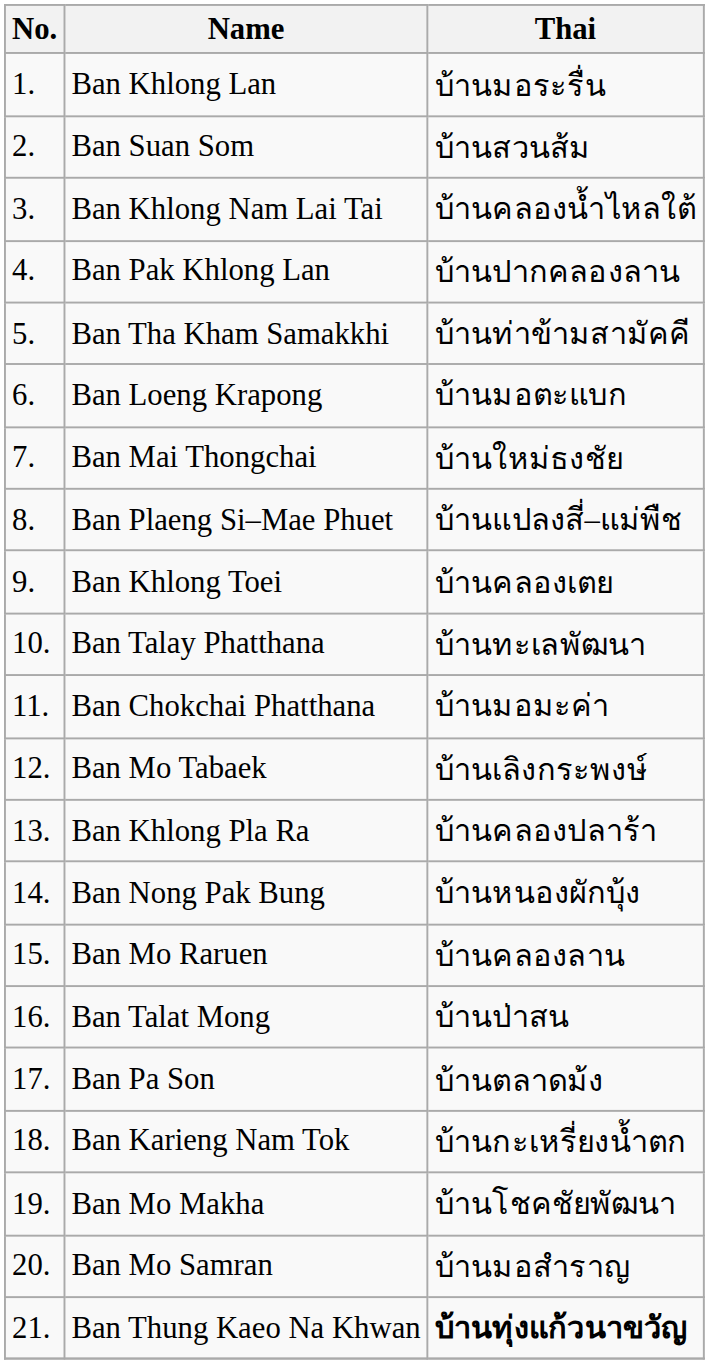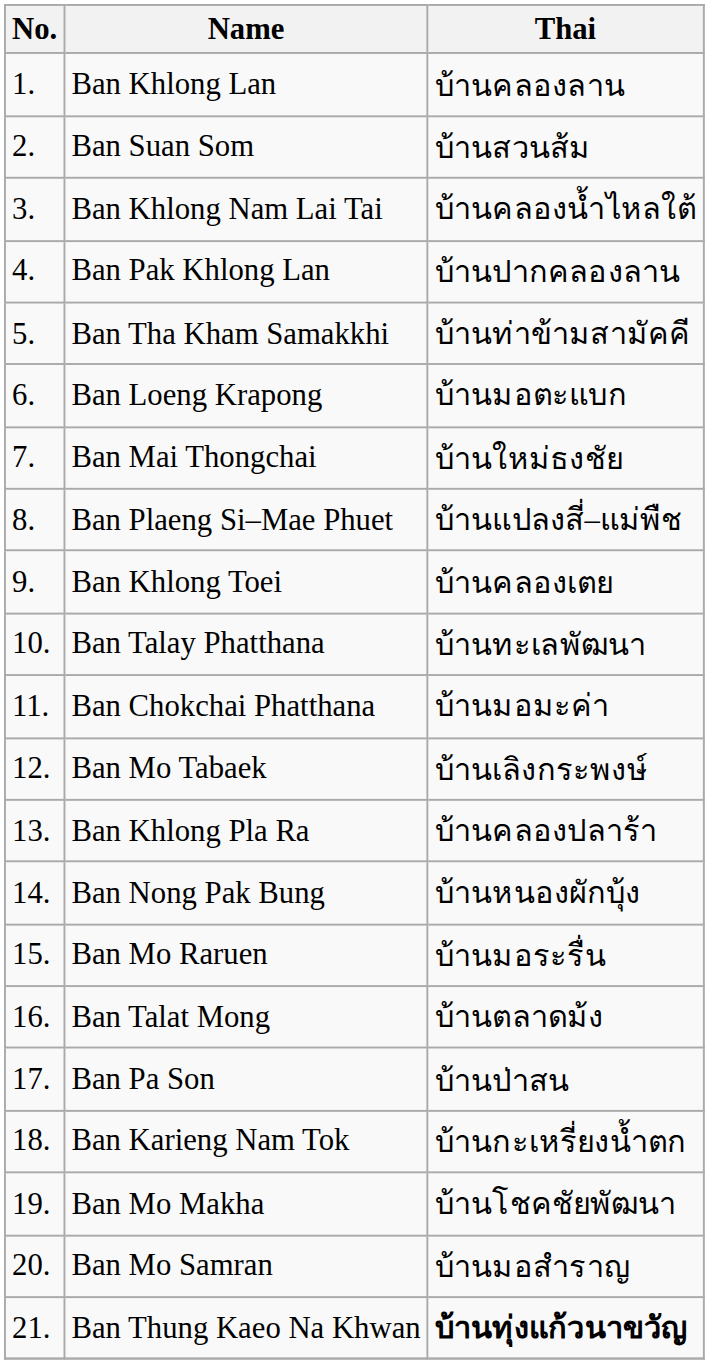(520, 85) บ้านมอระรื่น -> (530, 85) บ้านคลองลาน
(530, 955) บ้านคลองลาน -> (520, 955) บ้านมอระรื่น
(502, 1017) บ้านป่าสน -> (519, 1017) บ้านตลาดม้ง
(519, 1079) บ้านตลาดม้ง -> (502, 1079) บ้านป่าสน
